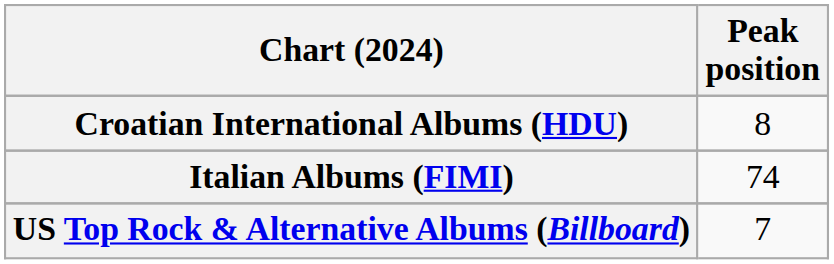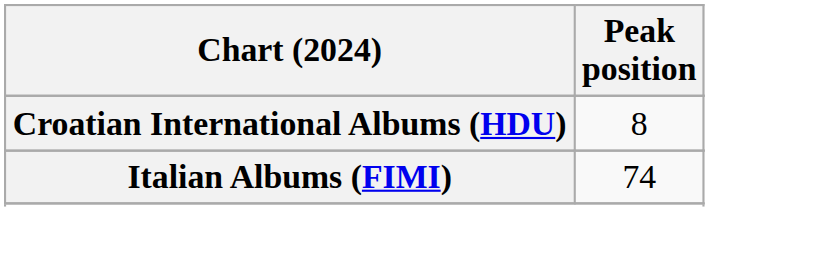- row: (351, 229)
